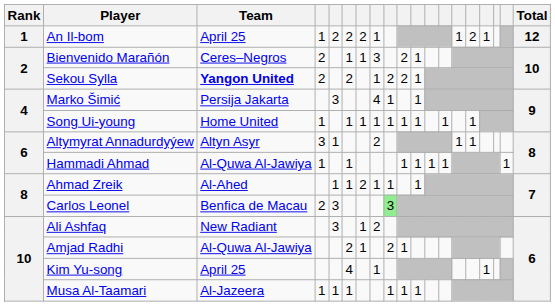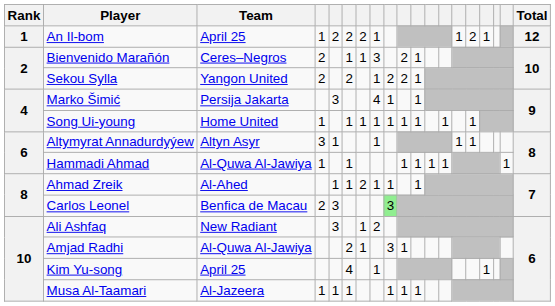(247, 79) bold -> (244, 79) normal
(377, 142) 2 -> (377, 142) 1
(390, 248) 2 -> (390, 248) 3
